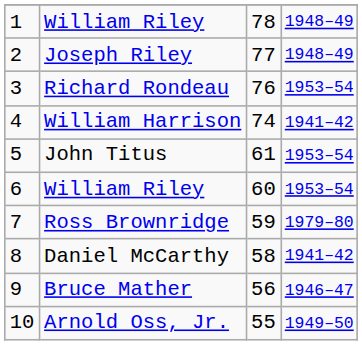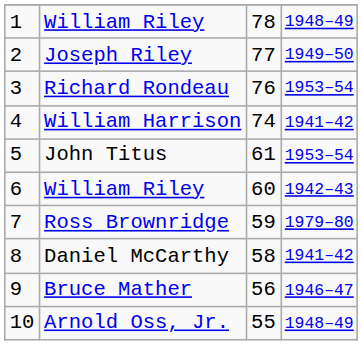(319, 55) 1948–49 -> (319, 55) 1949–50
(319, 189) 1953–54 -> (319, 189) 1942–43
(319, 323) 1949–50 -> (319, 323) 1948–49
